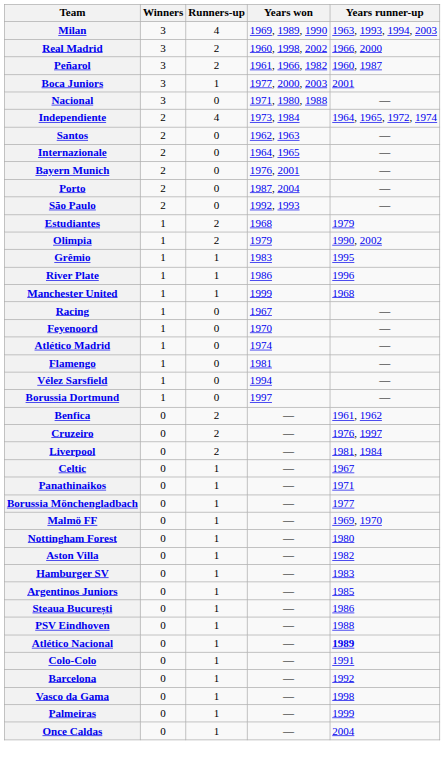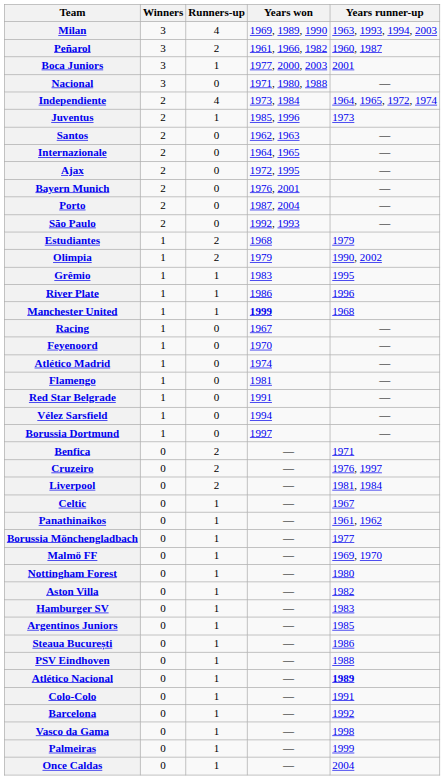- row: (72, 48)
+ row: (72, 118)
+ row: (72, 170)
(261, 293) normal -> (261, 310) bold
+ row: (72, 398)
(357, 415) 1961, 1962 -> (343, 450) 1971
(343, 485) 1971 -> (357, 521) 1961, 1962
